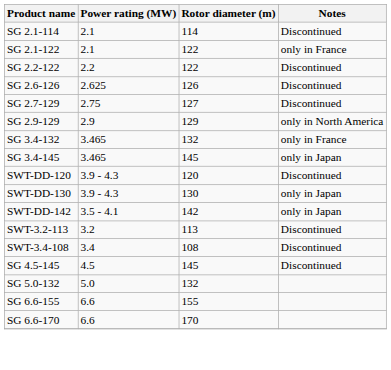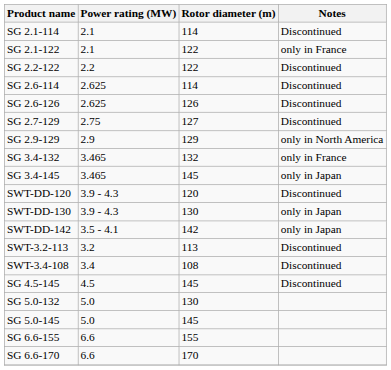+ row: (33, 85)
(190, 283) 132 -> (190, 301) 130
+ row: (33, 319)
